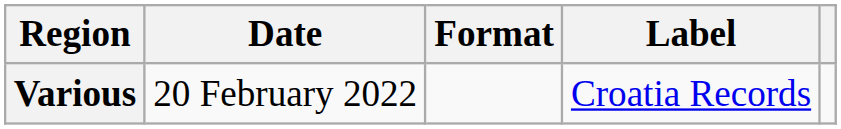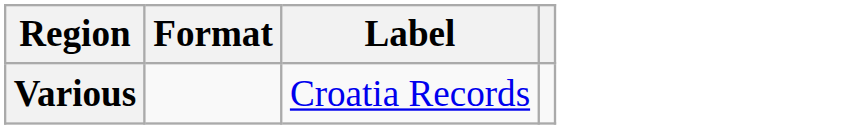- column: (285, 33)
